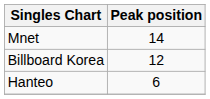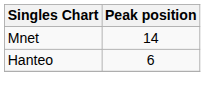- row: (56, 60)
